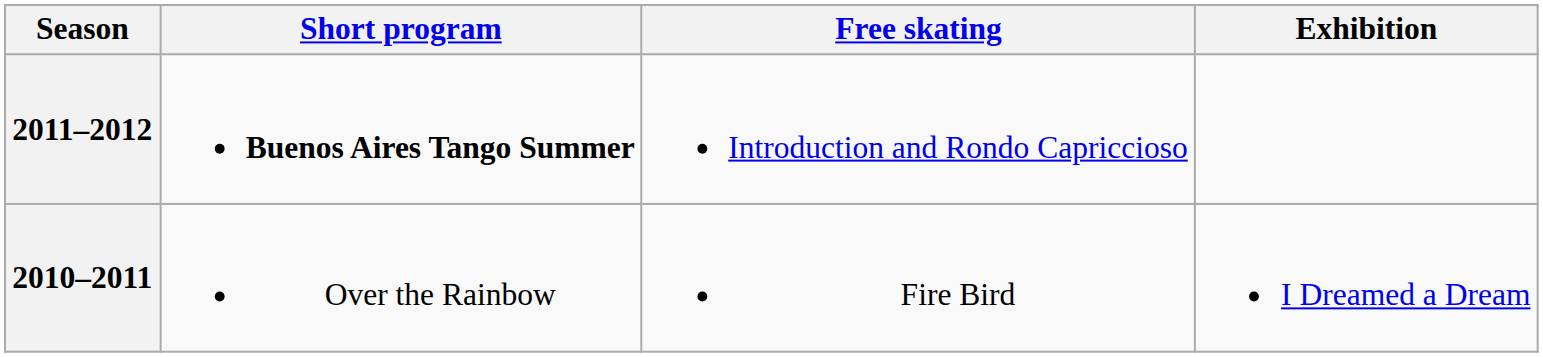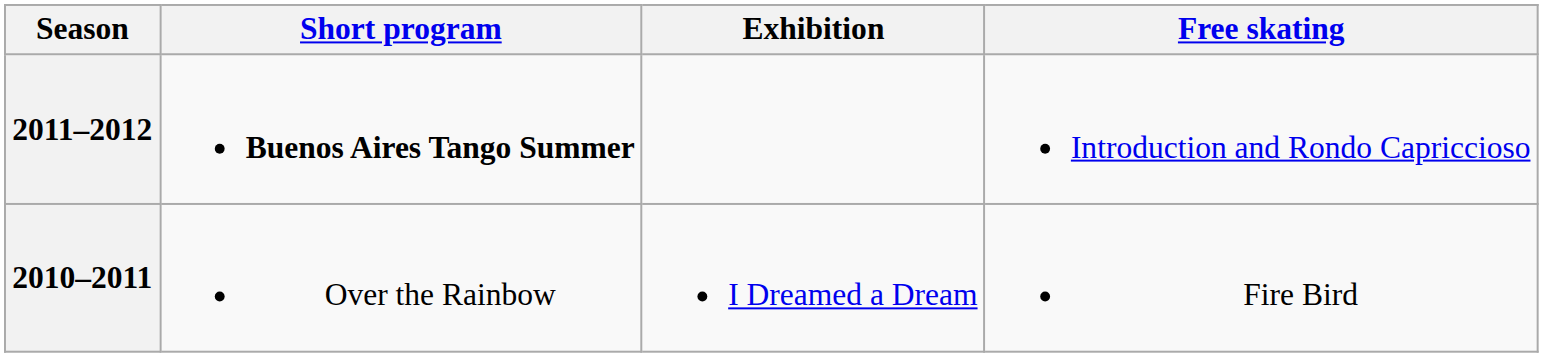columns swapped: (919, 29) <-> (1366, 29)
